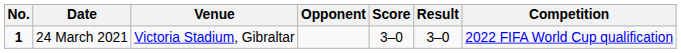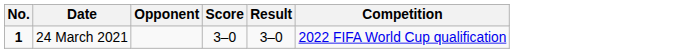- column: (214, 15)
